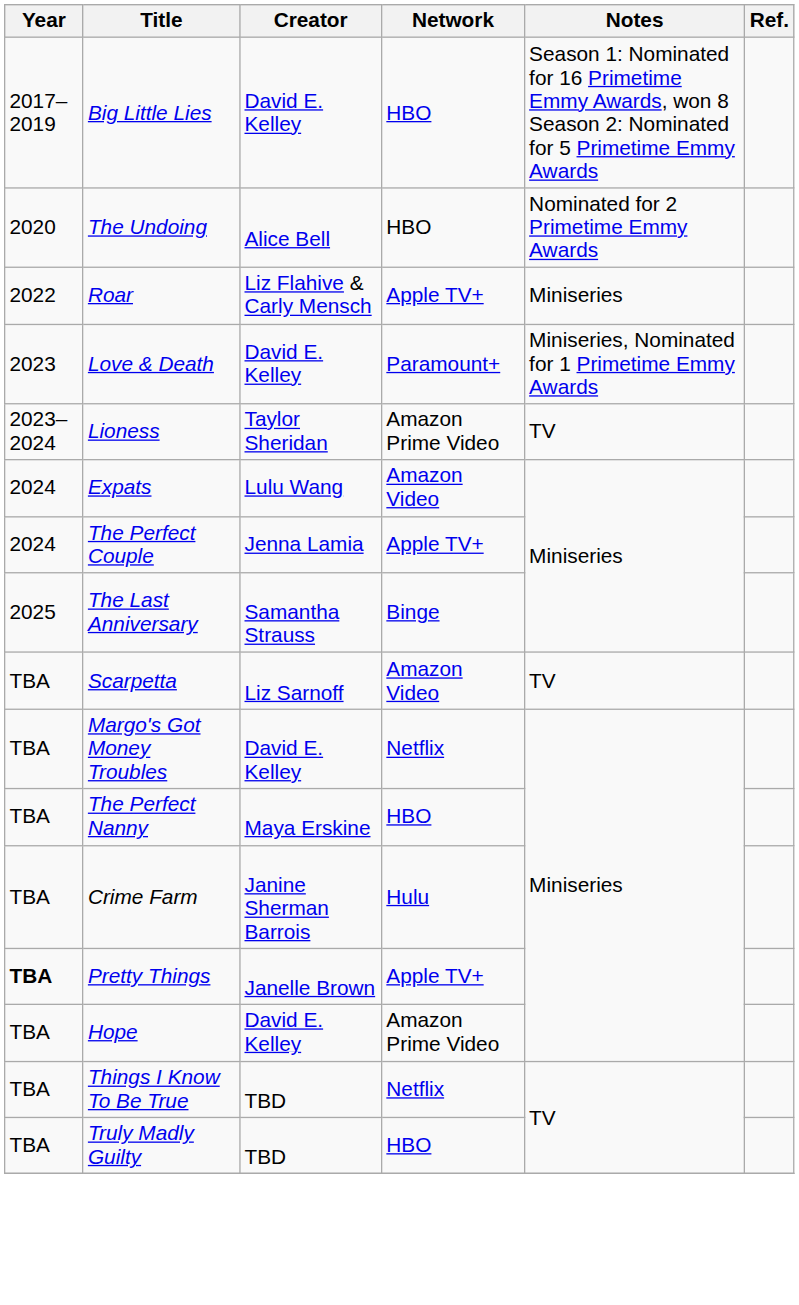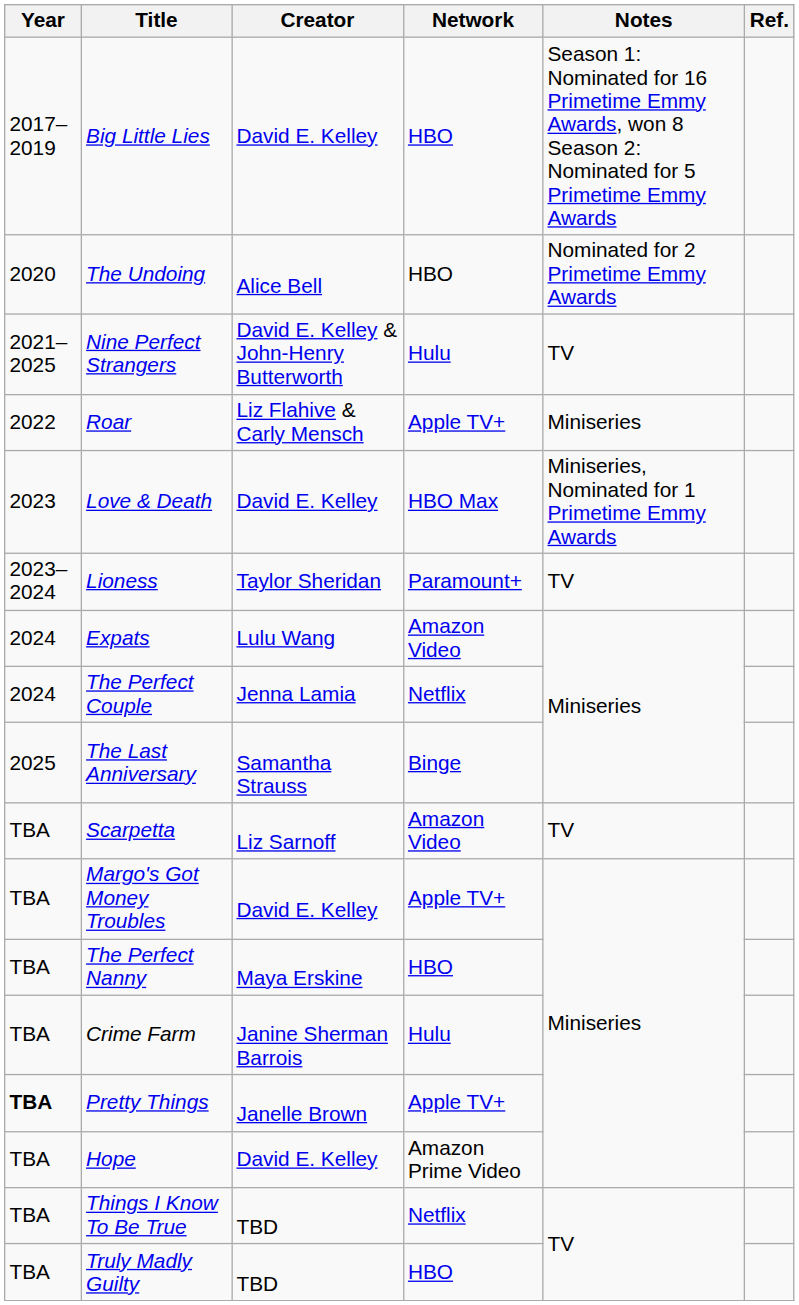+ row: (143, 353)
(443, 363) Paramount+ -> (453, 501) HBO Max
(443, 431) Amazon Prime Video -> (465, 581) Paramount+
(435, 544) Apple TV+ -> (437, 694) Netflix
(415, 748) Netflix -> (457, 898) Apple TV+
